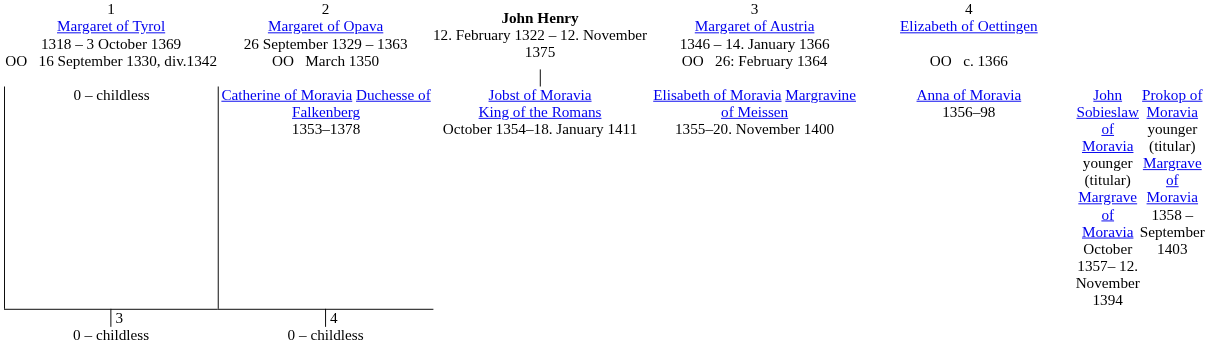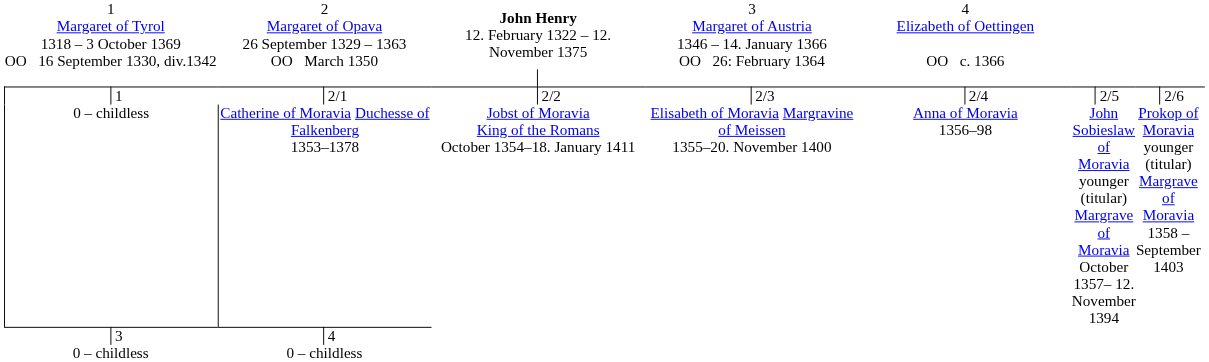+ row: (117, 96)
